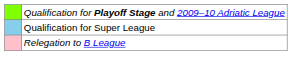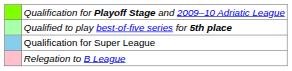+ row: (128, 27)
